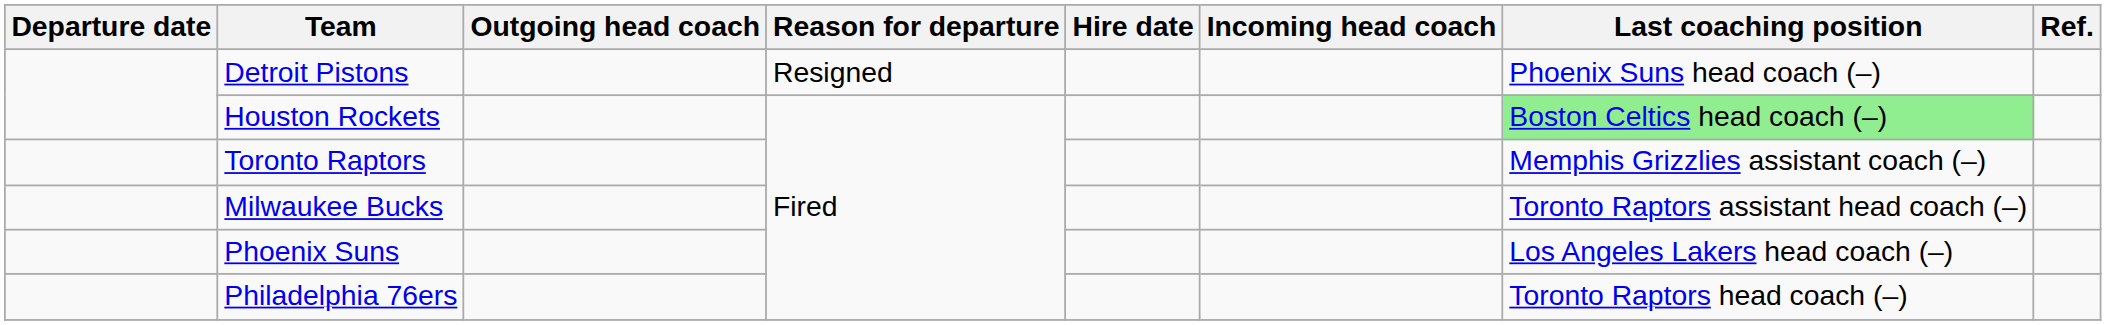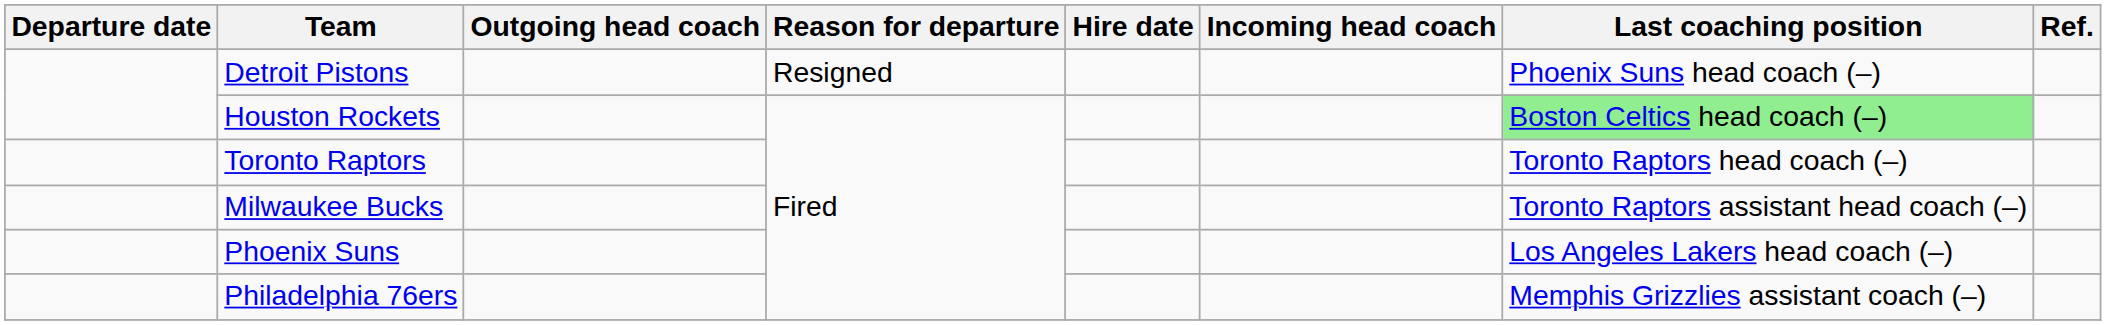(1748, 161) Memphis Grizzlies assistant coach (–) -> (1708, 161) Toronto Raptors head coach (–)
(1708, 296) Toronto Raptors head coach (–) -> (1748, 296) Memphis Grizzlies assistant coach (–)
